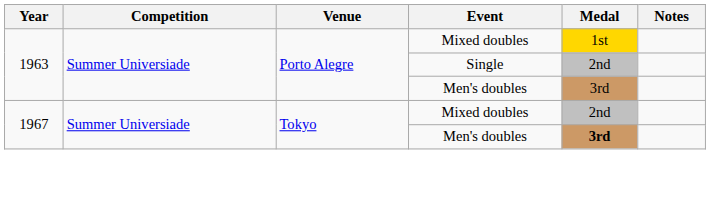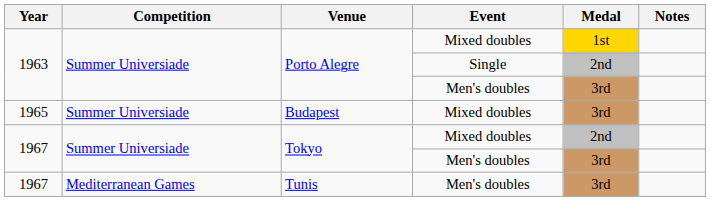+ row: (312, 112)
(600, 136) bold -> (601, 160) normal
+ row: (301, 184)
